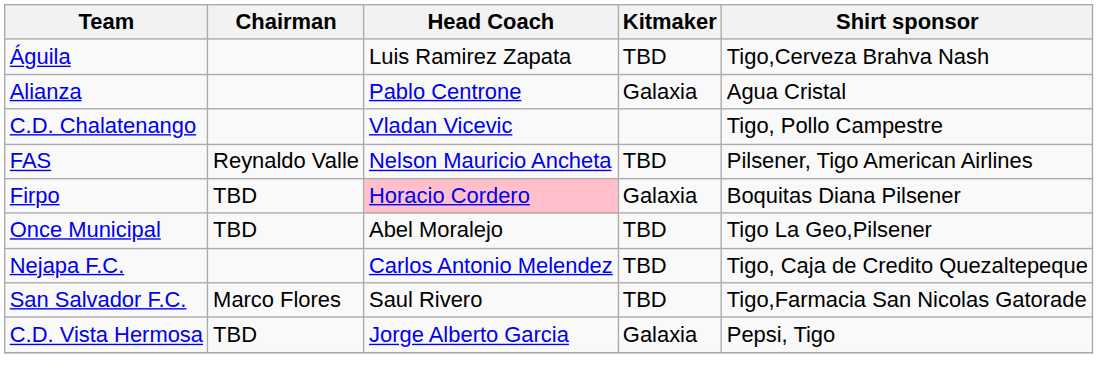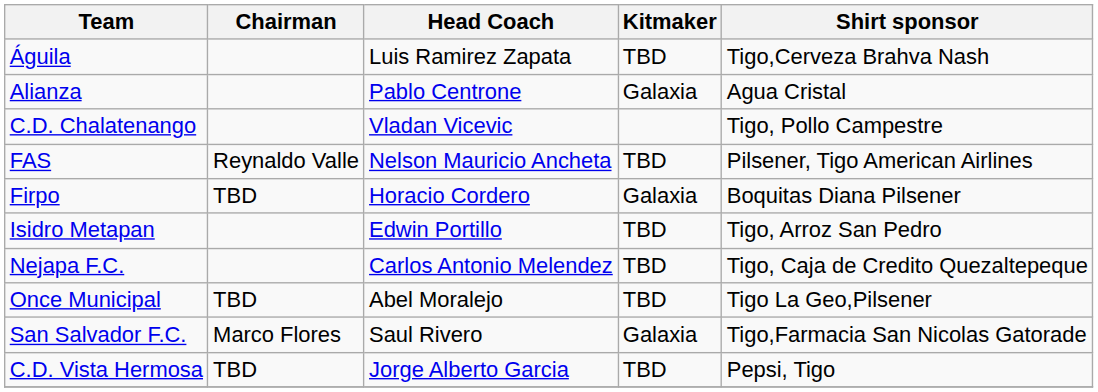(449, 195) pink background -> (449, 195) no background
+ row: (82, 230)
rows swapped: (67, 265) <-> (85, 230)
(645, 299) TBD -> (660, 334) Galaxia
(660, 334) Galaxia -> (645, 369) TBD
